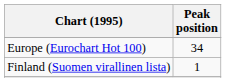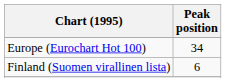(197, 67) 1 -> (197, 67) 6
